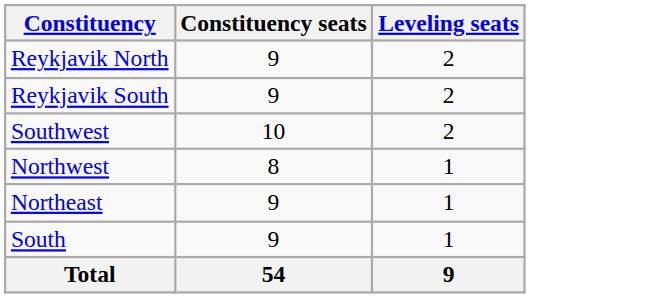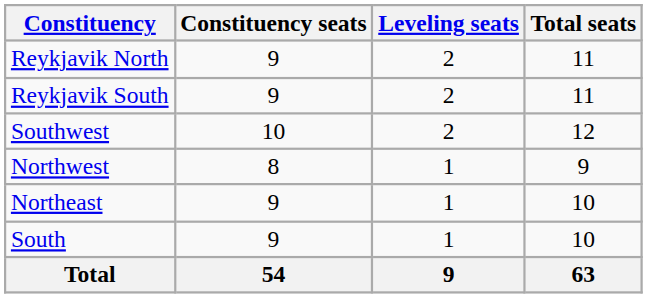+ column: (583, 23)
